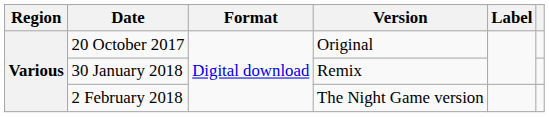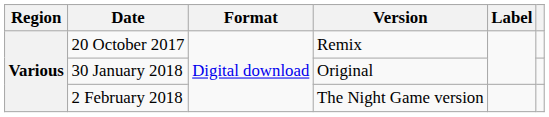(345, 44) Original -> (339, 44) Remix
(339, 71) Remix -> (345, 71) Original
